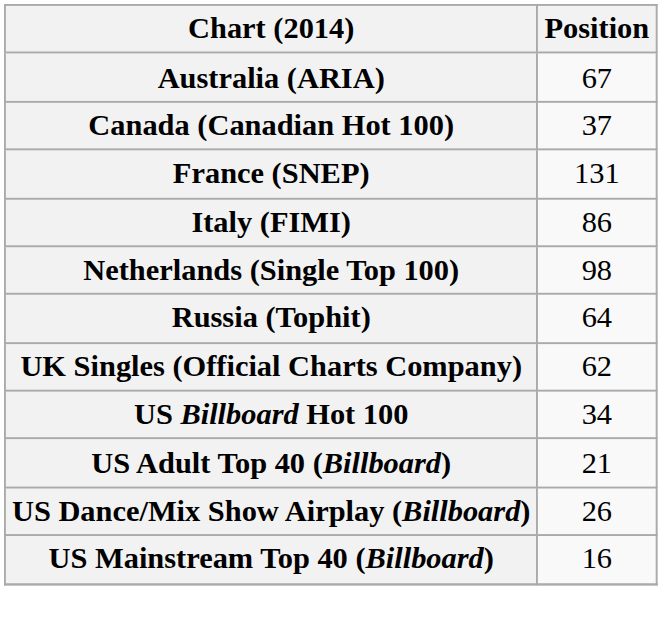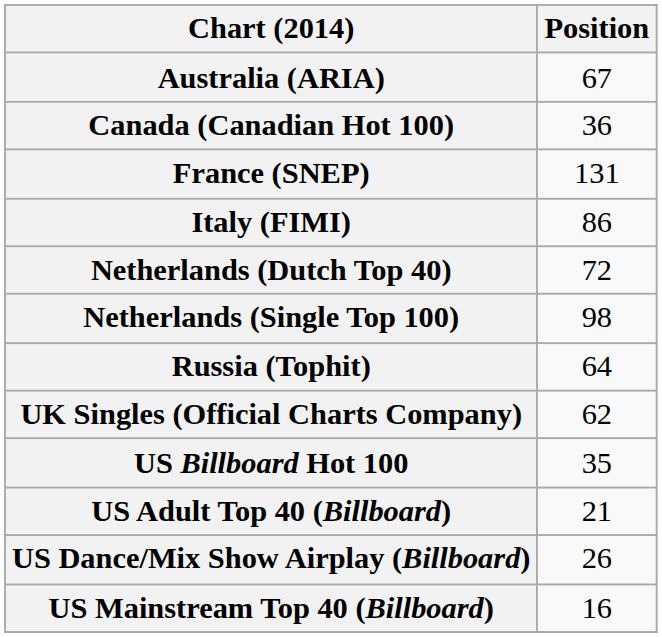(597, 125) 37 -> (597, 125) 36
+ row: (271, 269)
(597, 414) 34 -> (597, 462) 35
